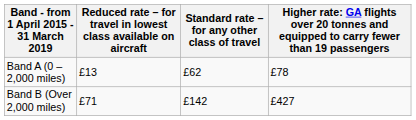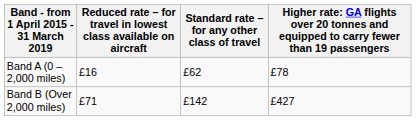(88, 72) £13 -> (88, 72) £16
